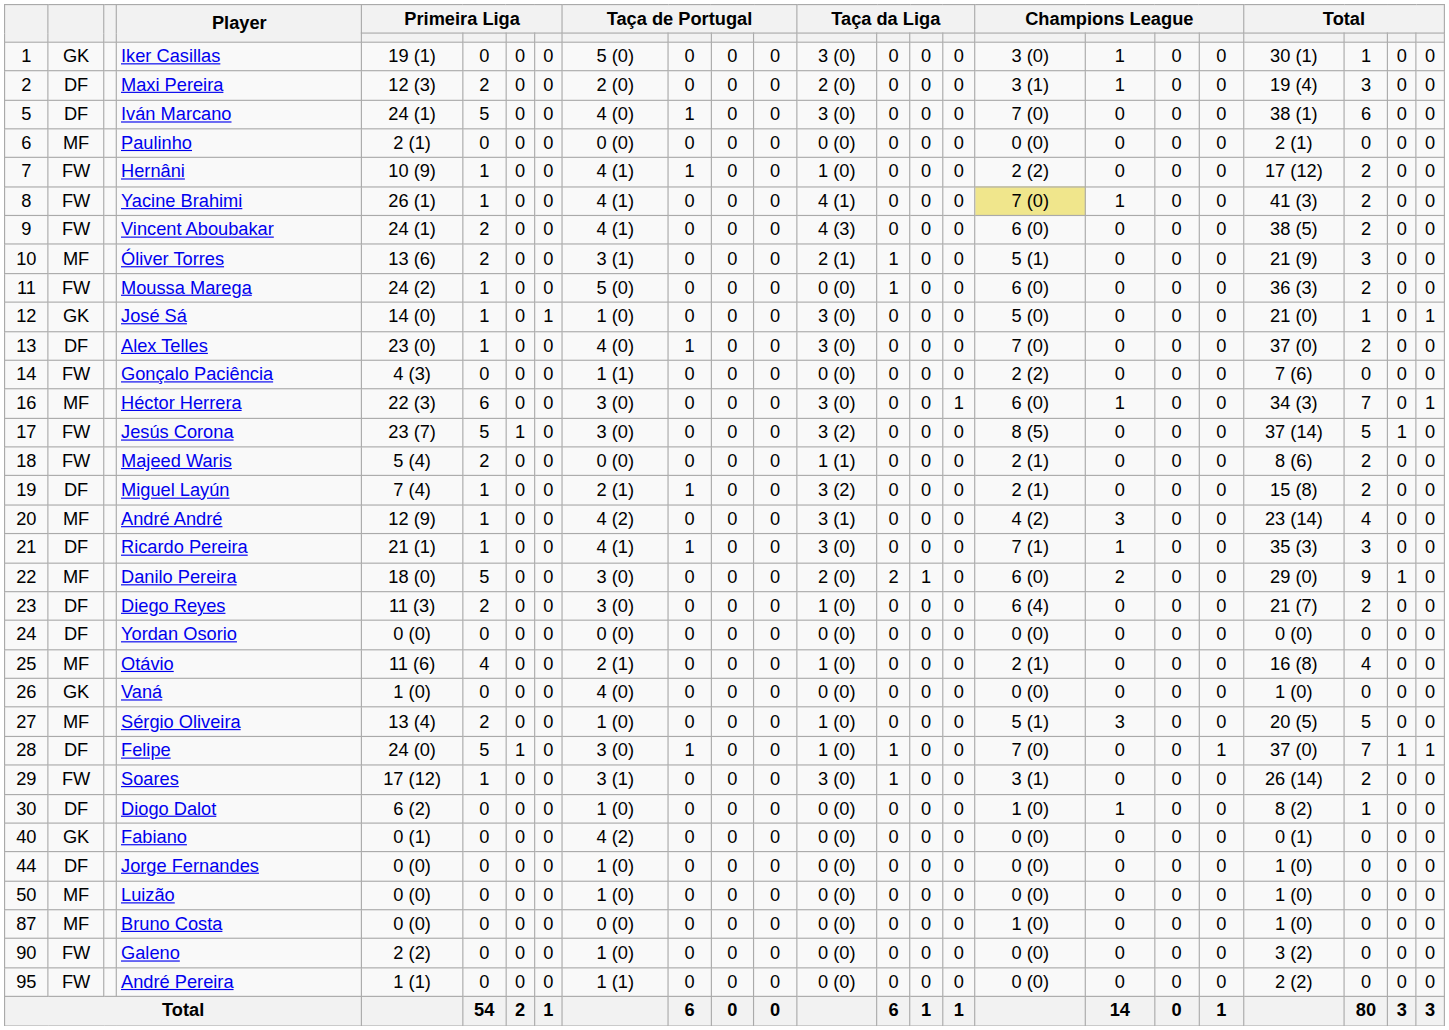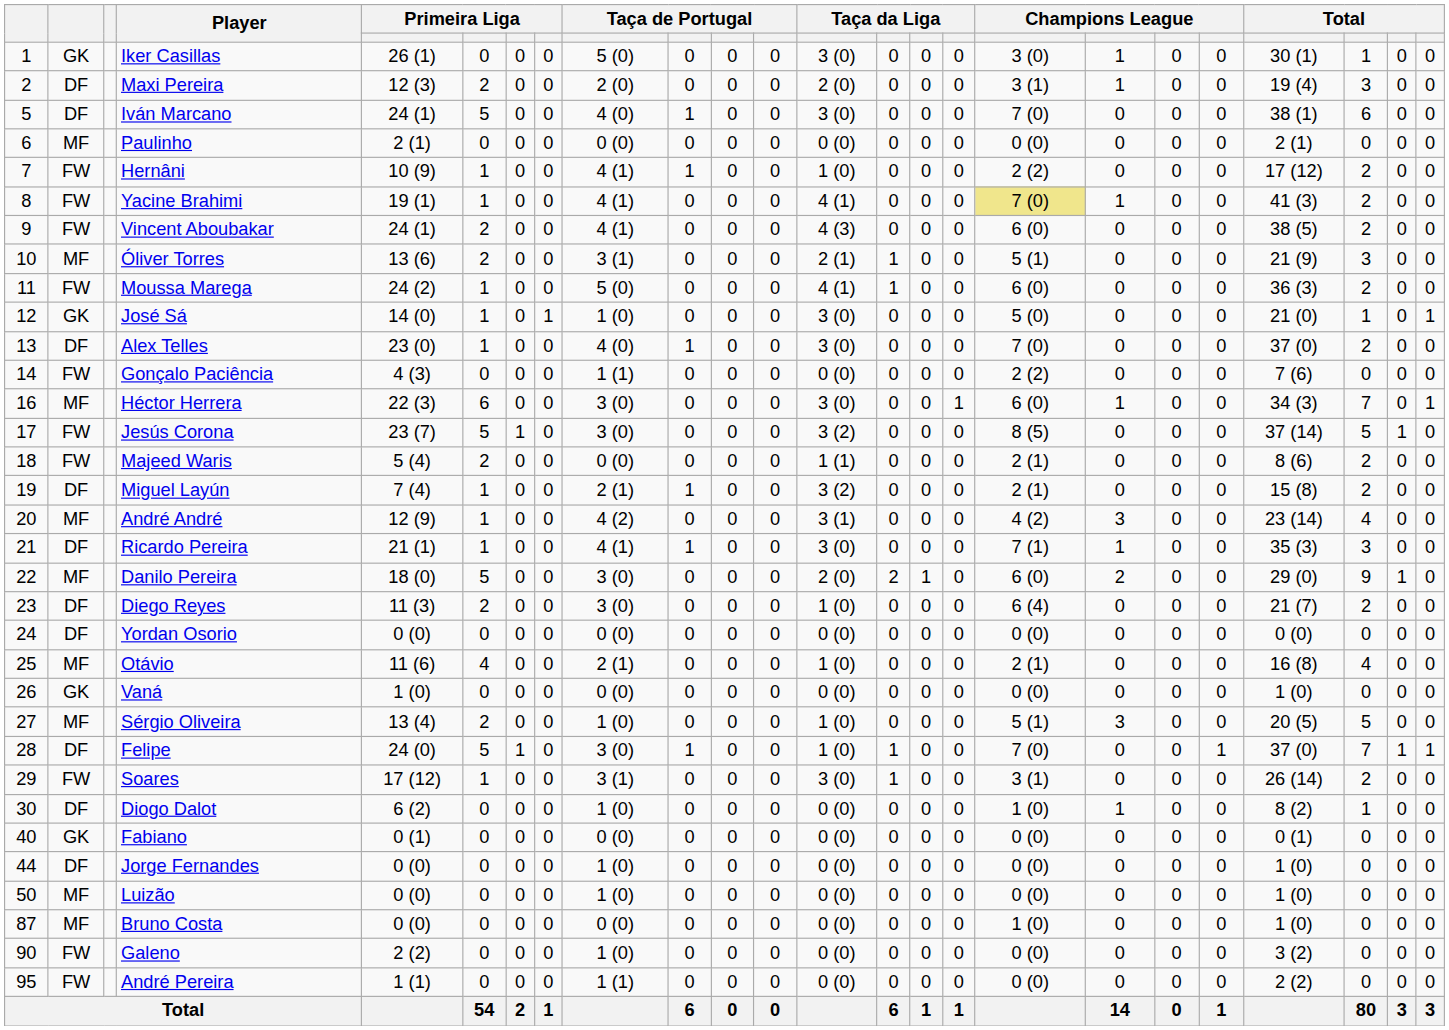(412, 56) 19 (1) -> (412, 56) 26 (1)
(412, 200) 26 (1) -> (412, 200) 19 (1)
(837, 287) 0 (0) -> (837, 287) 4 (1)
(615, 692) 4 (0) -> (615, 692) 0 (0)
(615, 837) 4 (2) -> (615, 837) 0 (0)
